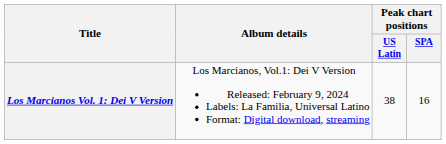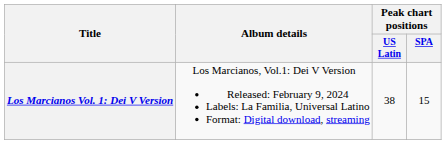(424, 100) 16 -> (424, 100) 15
